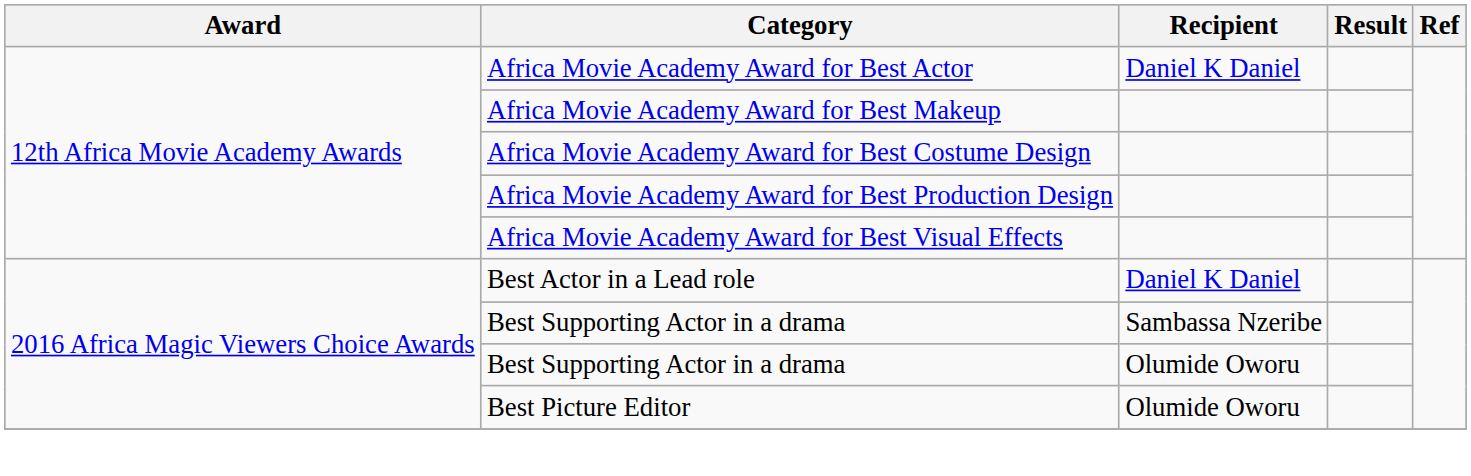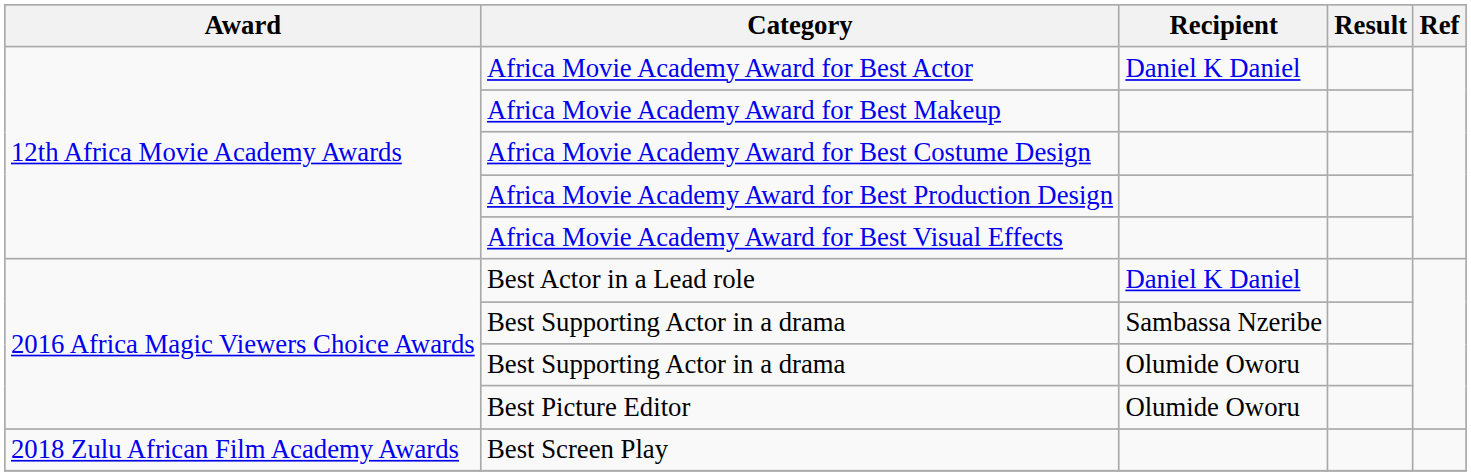+ row: (578, 449)
